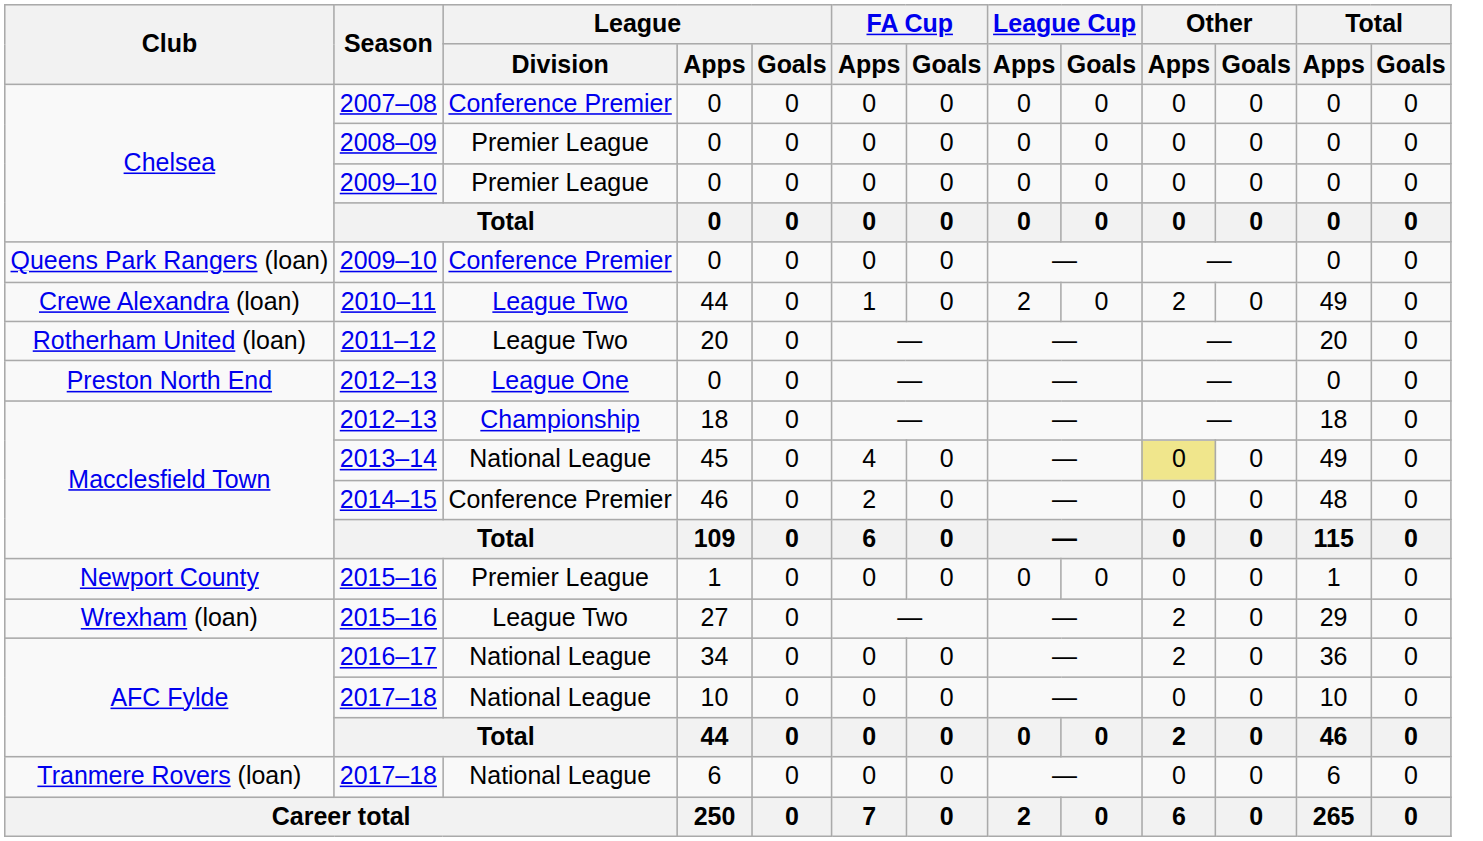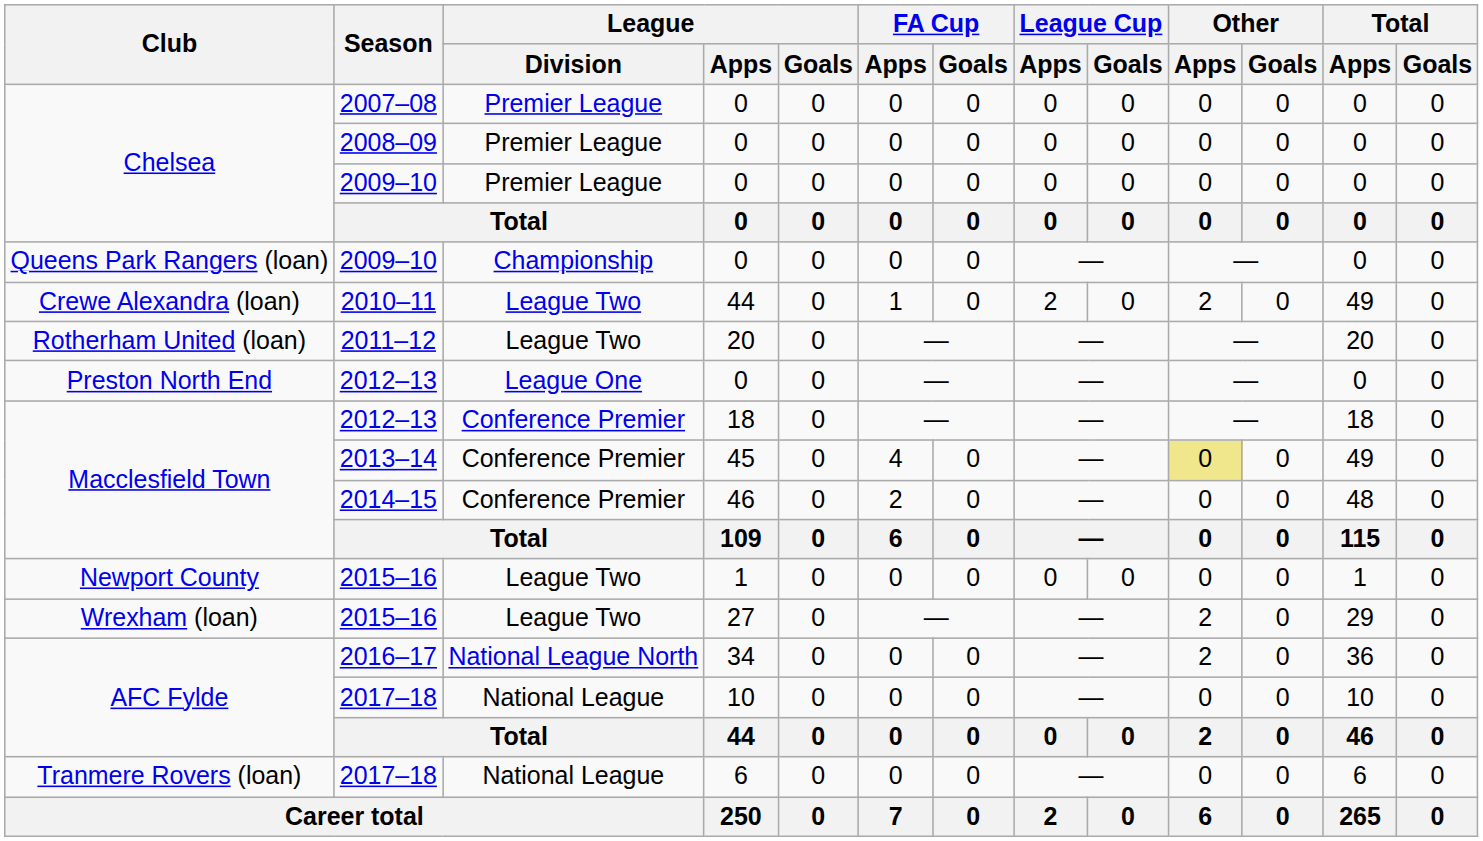(560, 103) Conference Premier -> (573, 103) Premier League
(560, 261) Conference Premier -> (573, 261) Championship
(560, 420) Championship -> (573, 420) Conference Premier
(560, 459) National League -> (573, 459) Conference Premier
(560, 578) Premier League -> (573, 578) League Two
(560, 657) National League -> (573, 657) National League North
